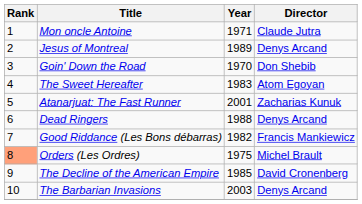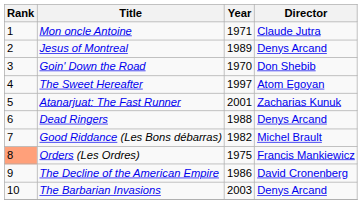(240, 84) 1983 -> (240, 84) 1997
(306, 137) Francis Mankiewicz -> (290, 137) Michel Brault
(290, 155) Michel Brault -> (306, 155) Francis Mankiewicz
(240, 173) 1985 -> (240, 173) 1986
